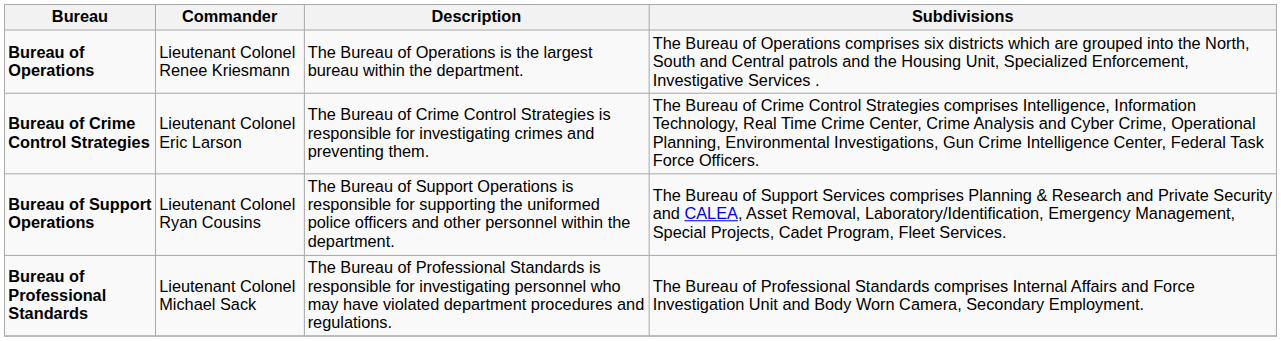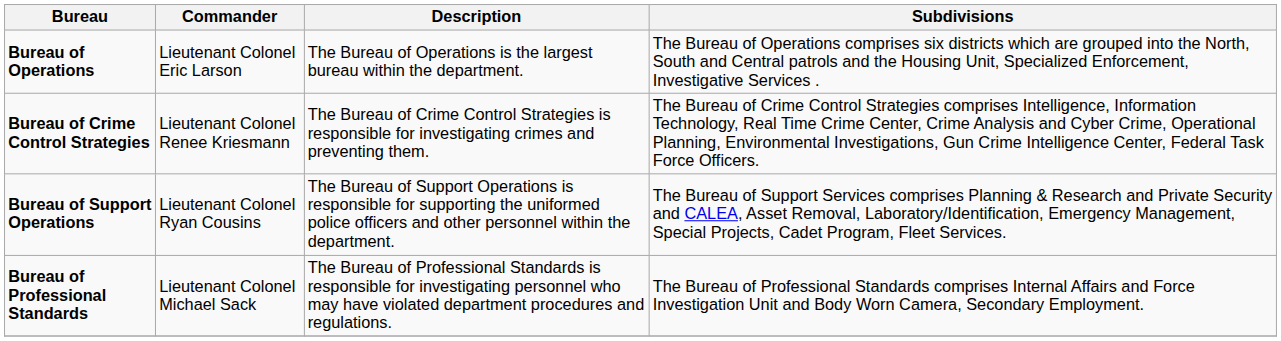(227, 61) Lieutenant Colonel Renee Kriesmann -> (227, 61) Lieutenant Colonel Eric Larson
(227, 133) Lieutenant Colonel Eric Larson -> (227, 133) Lieutenant Colonel Renee Kriesmann
